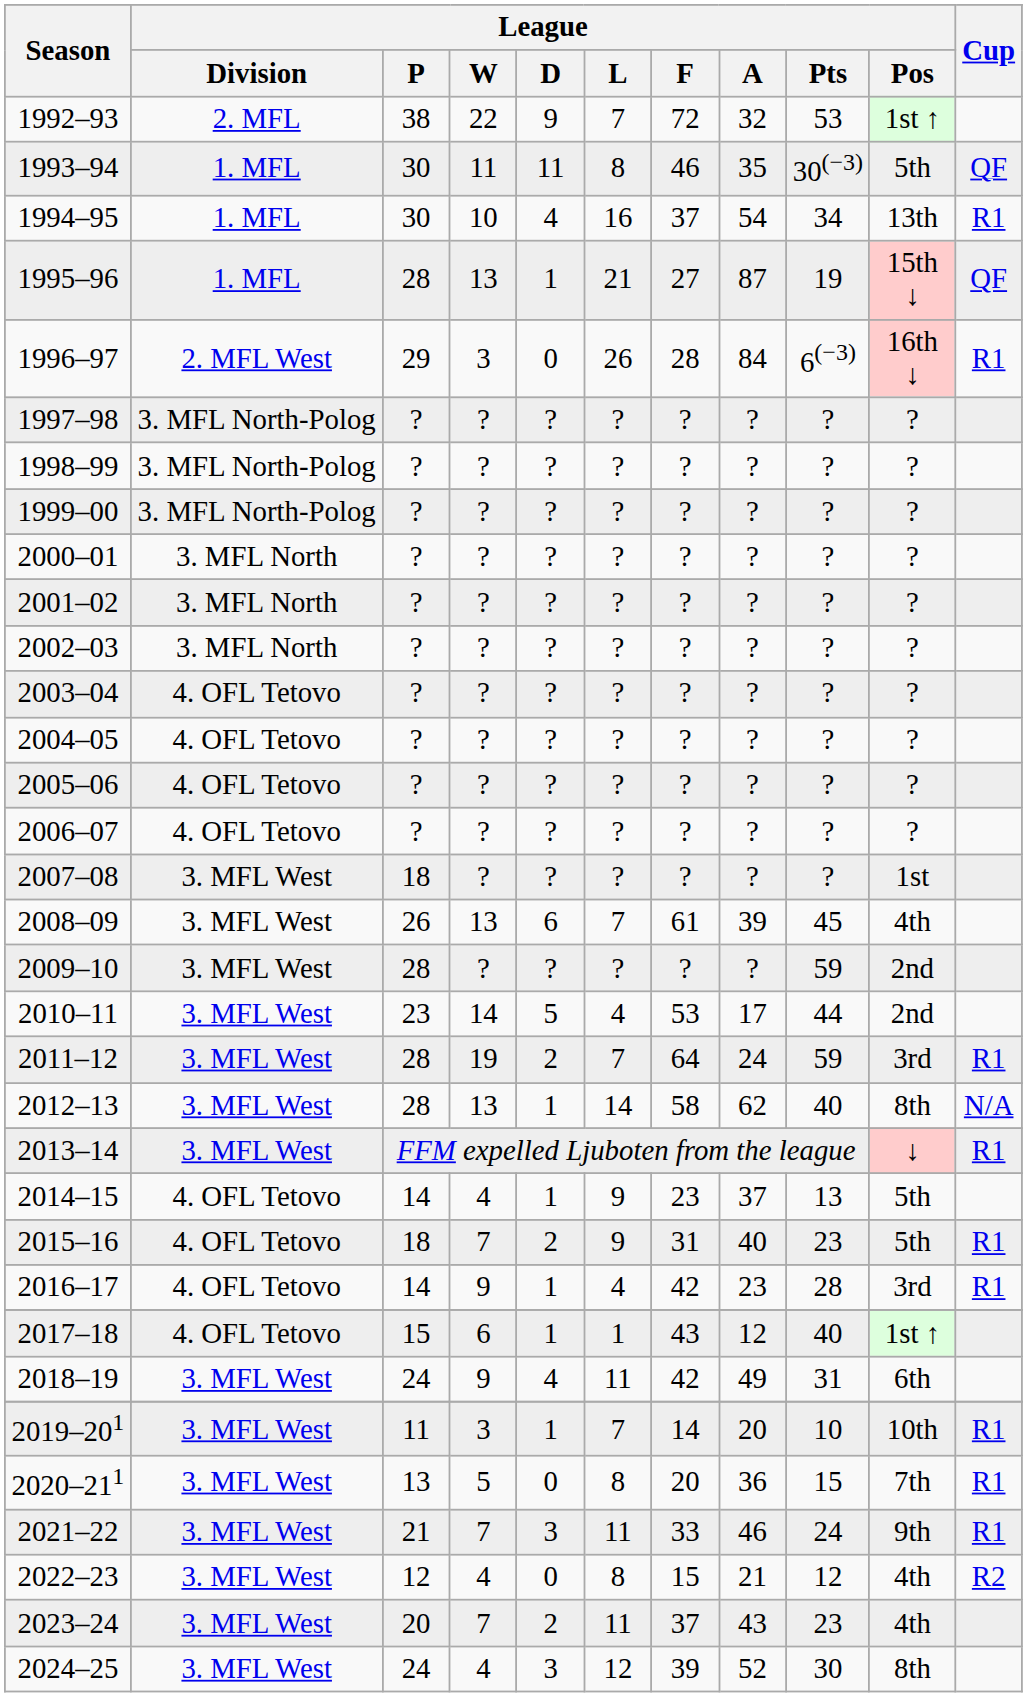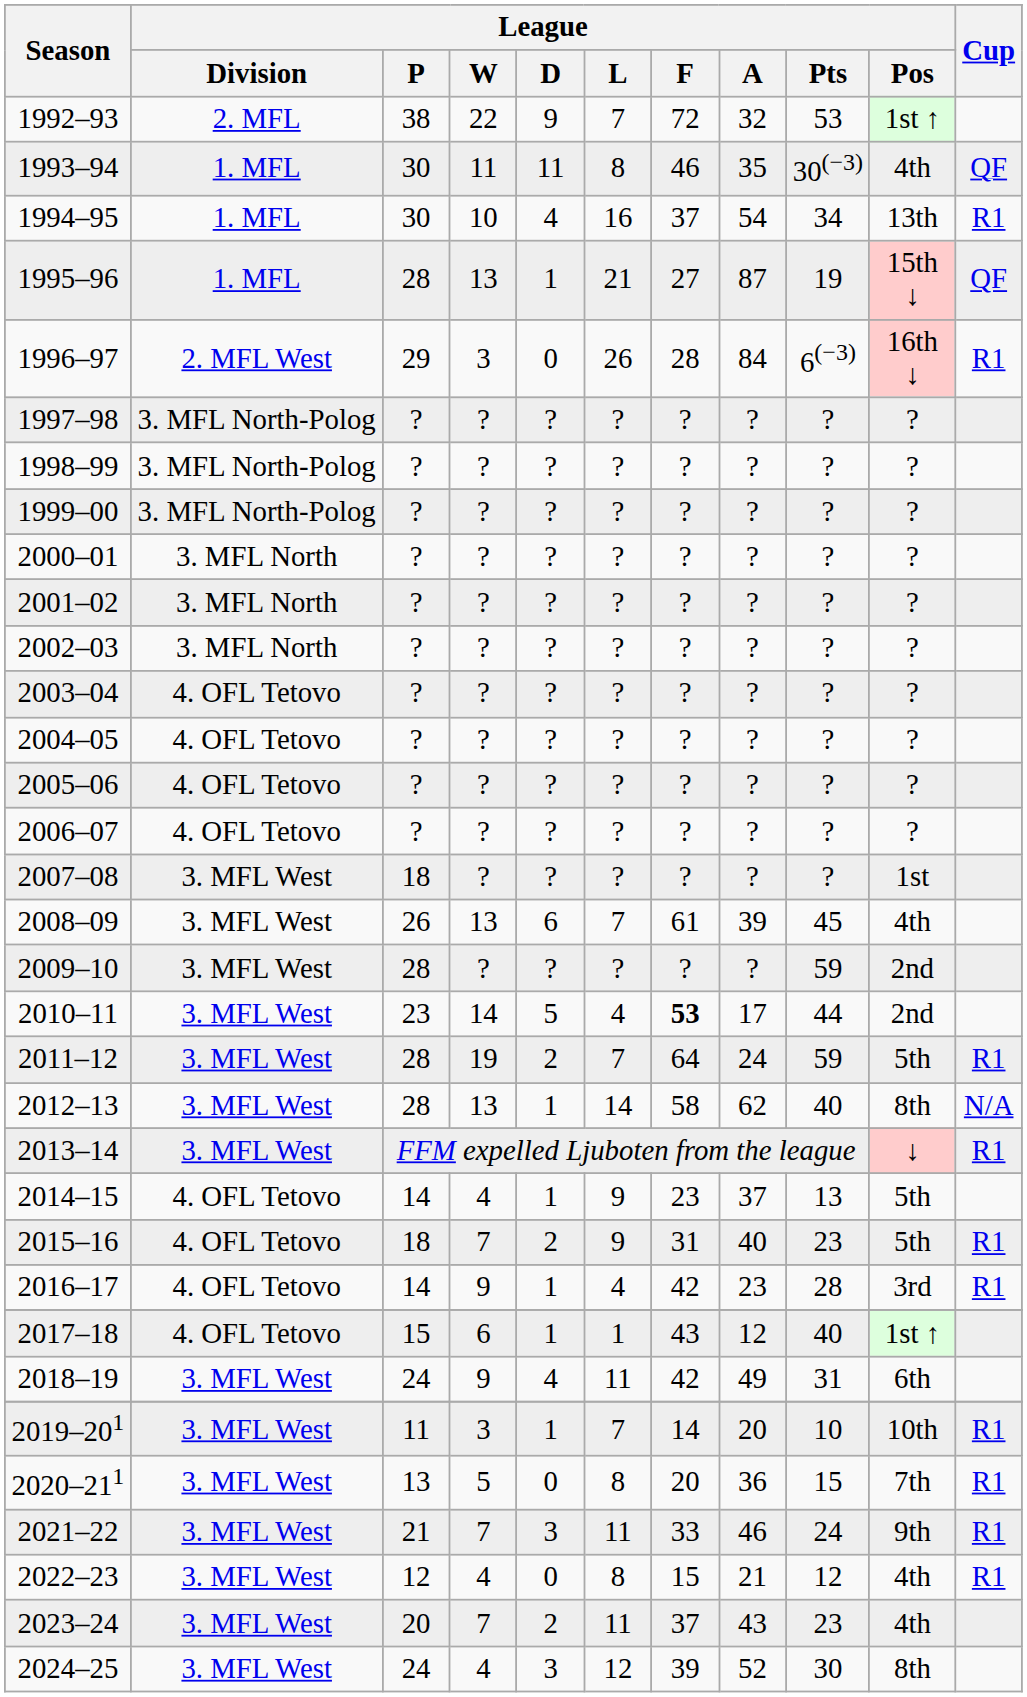(912, 168) 5th -> (912, 168) 4th
(685, 1013) normal -> (685, 1013) bold
(912, 1059) 3rd -> (912, 1059) 5th
(989, 1577) R2 -> (989, 1577) R1
